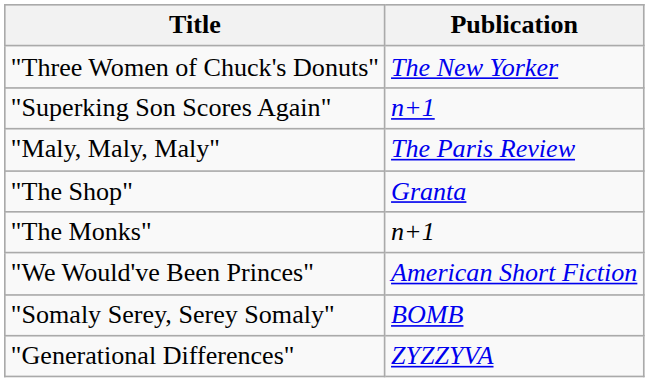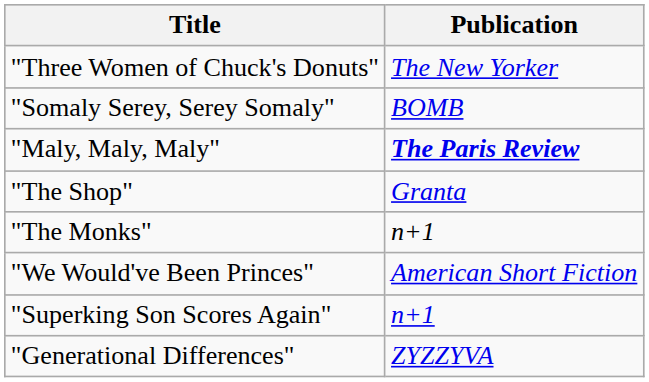rows swapped: (171, 107) <-> (173, 314)
(483, 149) normal -> (485, 149) bold
